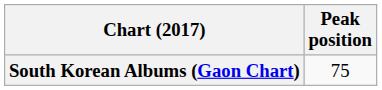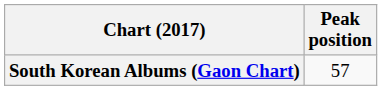(340, 70) 75 -> (340, 70) 57
